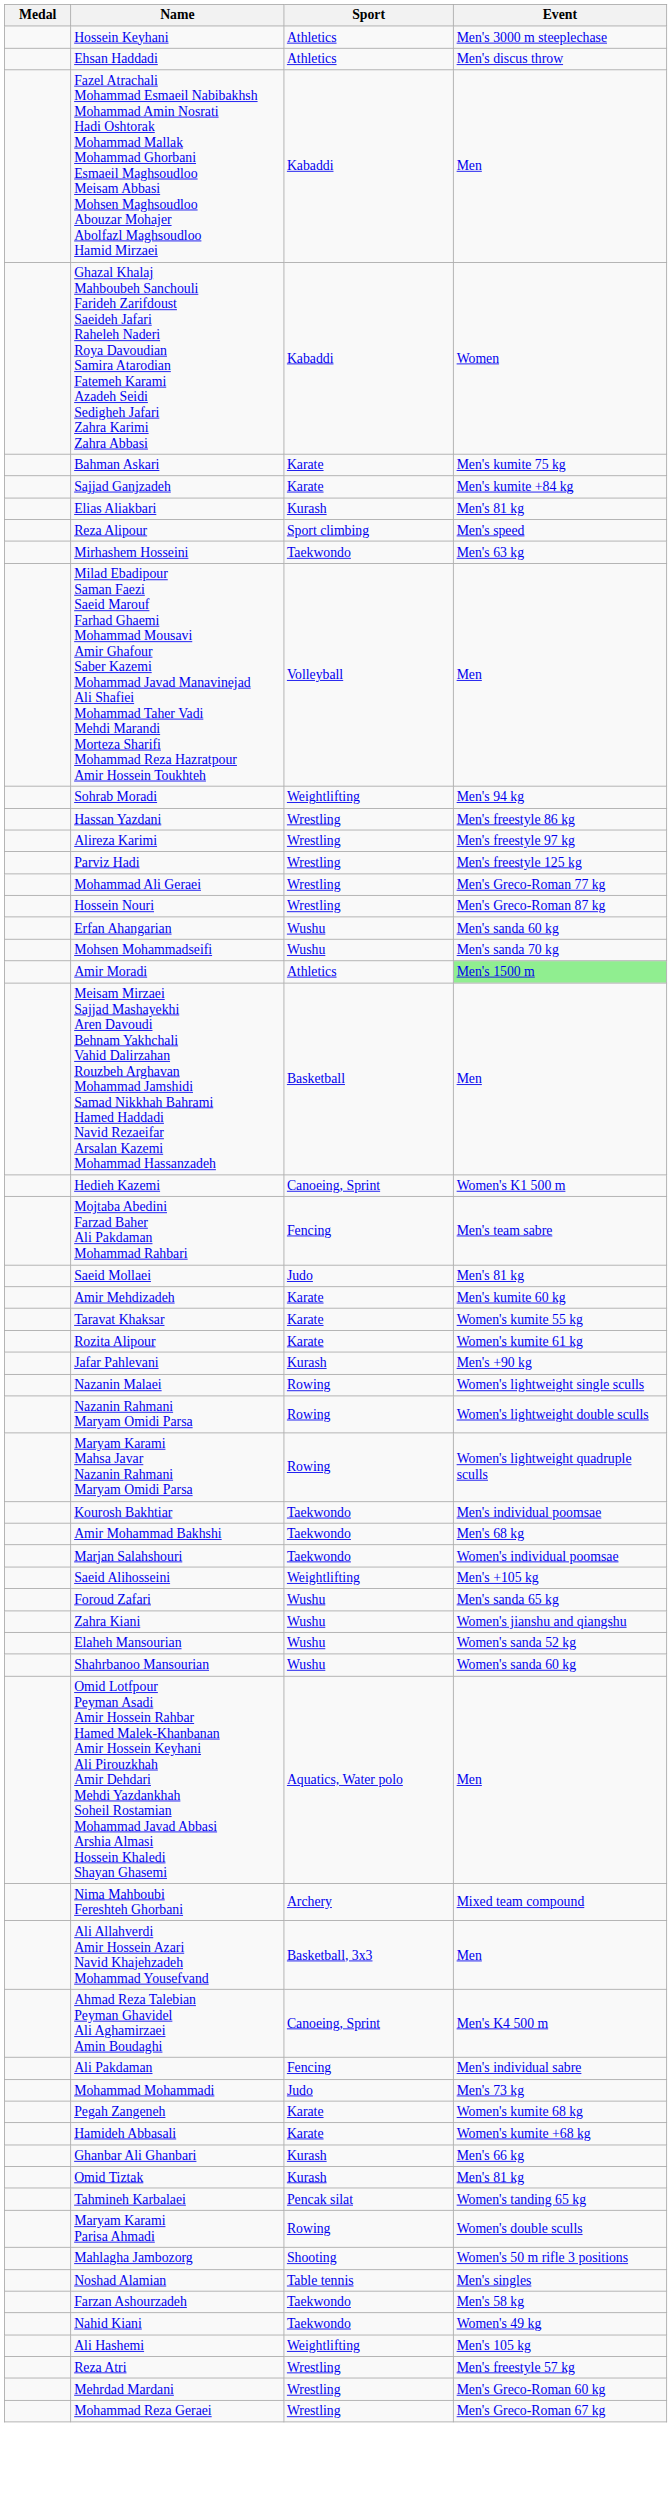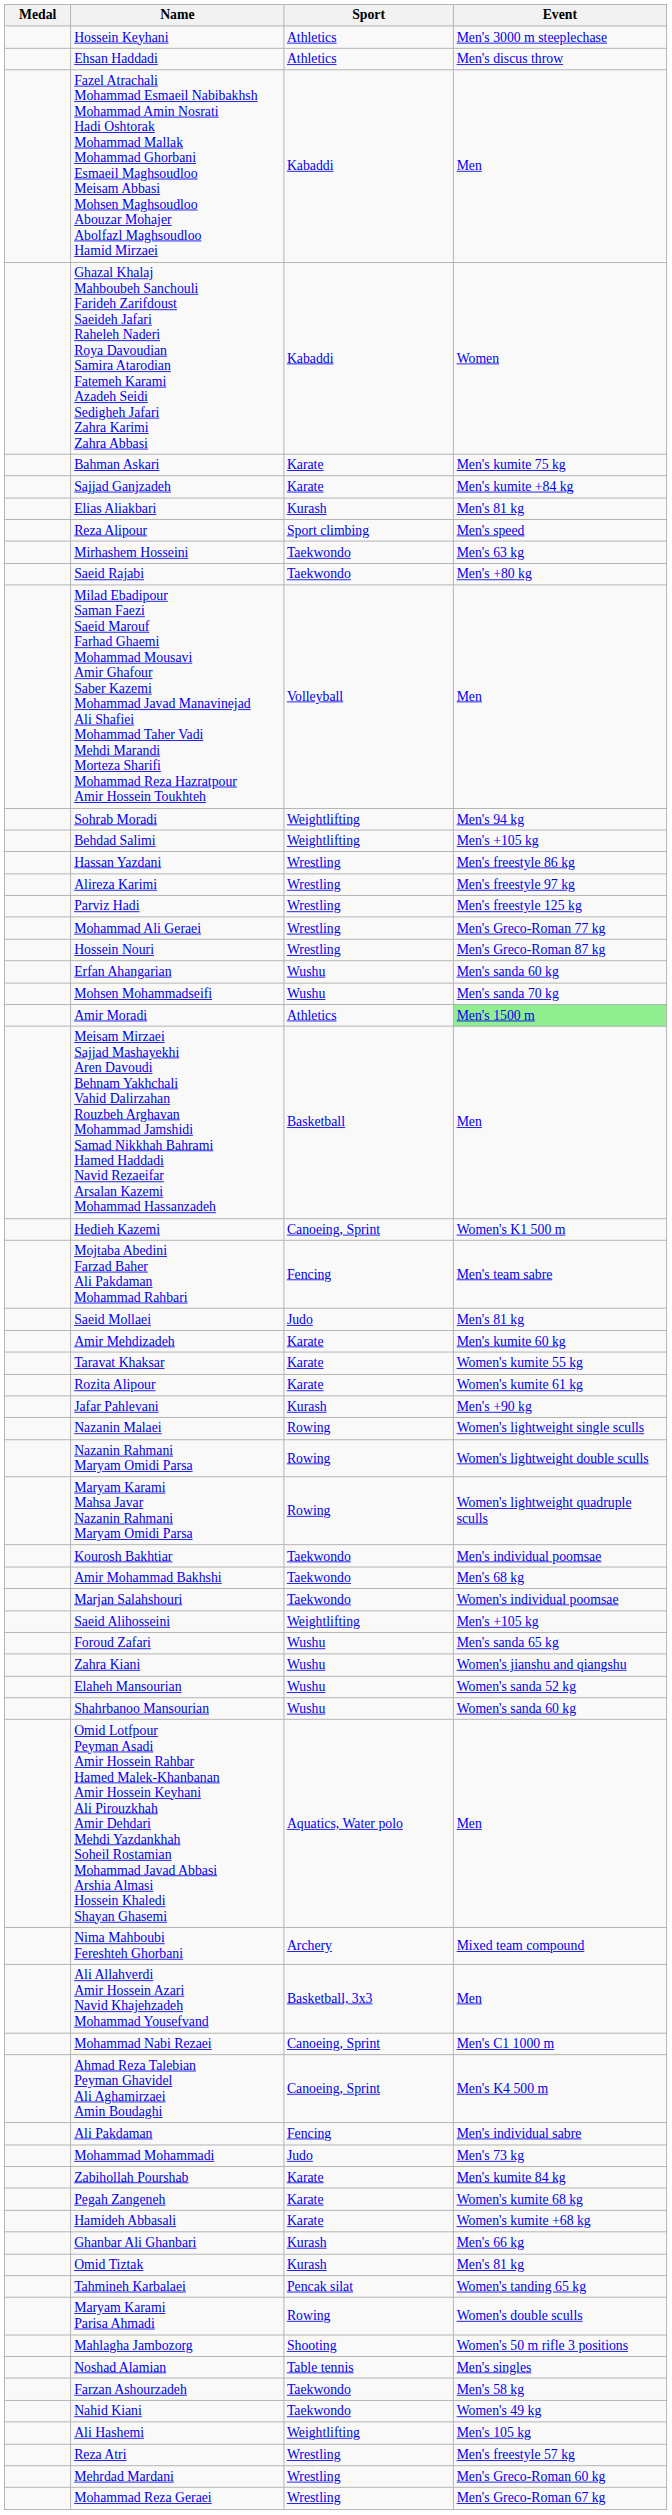+ row: (109, 574)
+ row: (115, 840)
+ row: (143, 2043)
+ row: (131, 2177)
